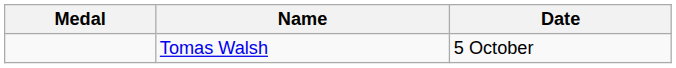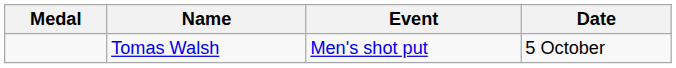+ column: (414, 19)
